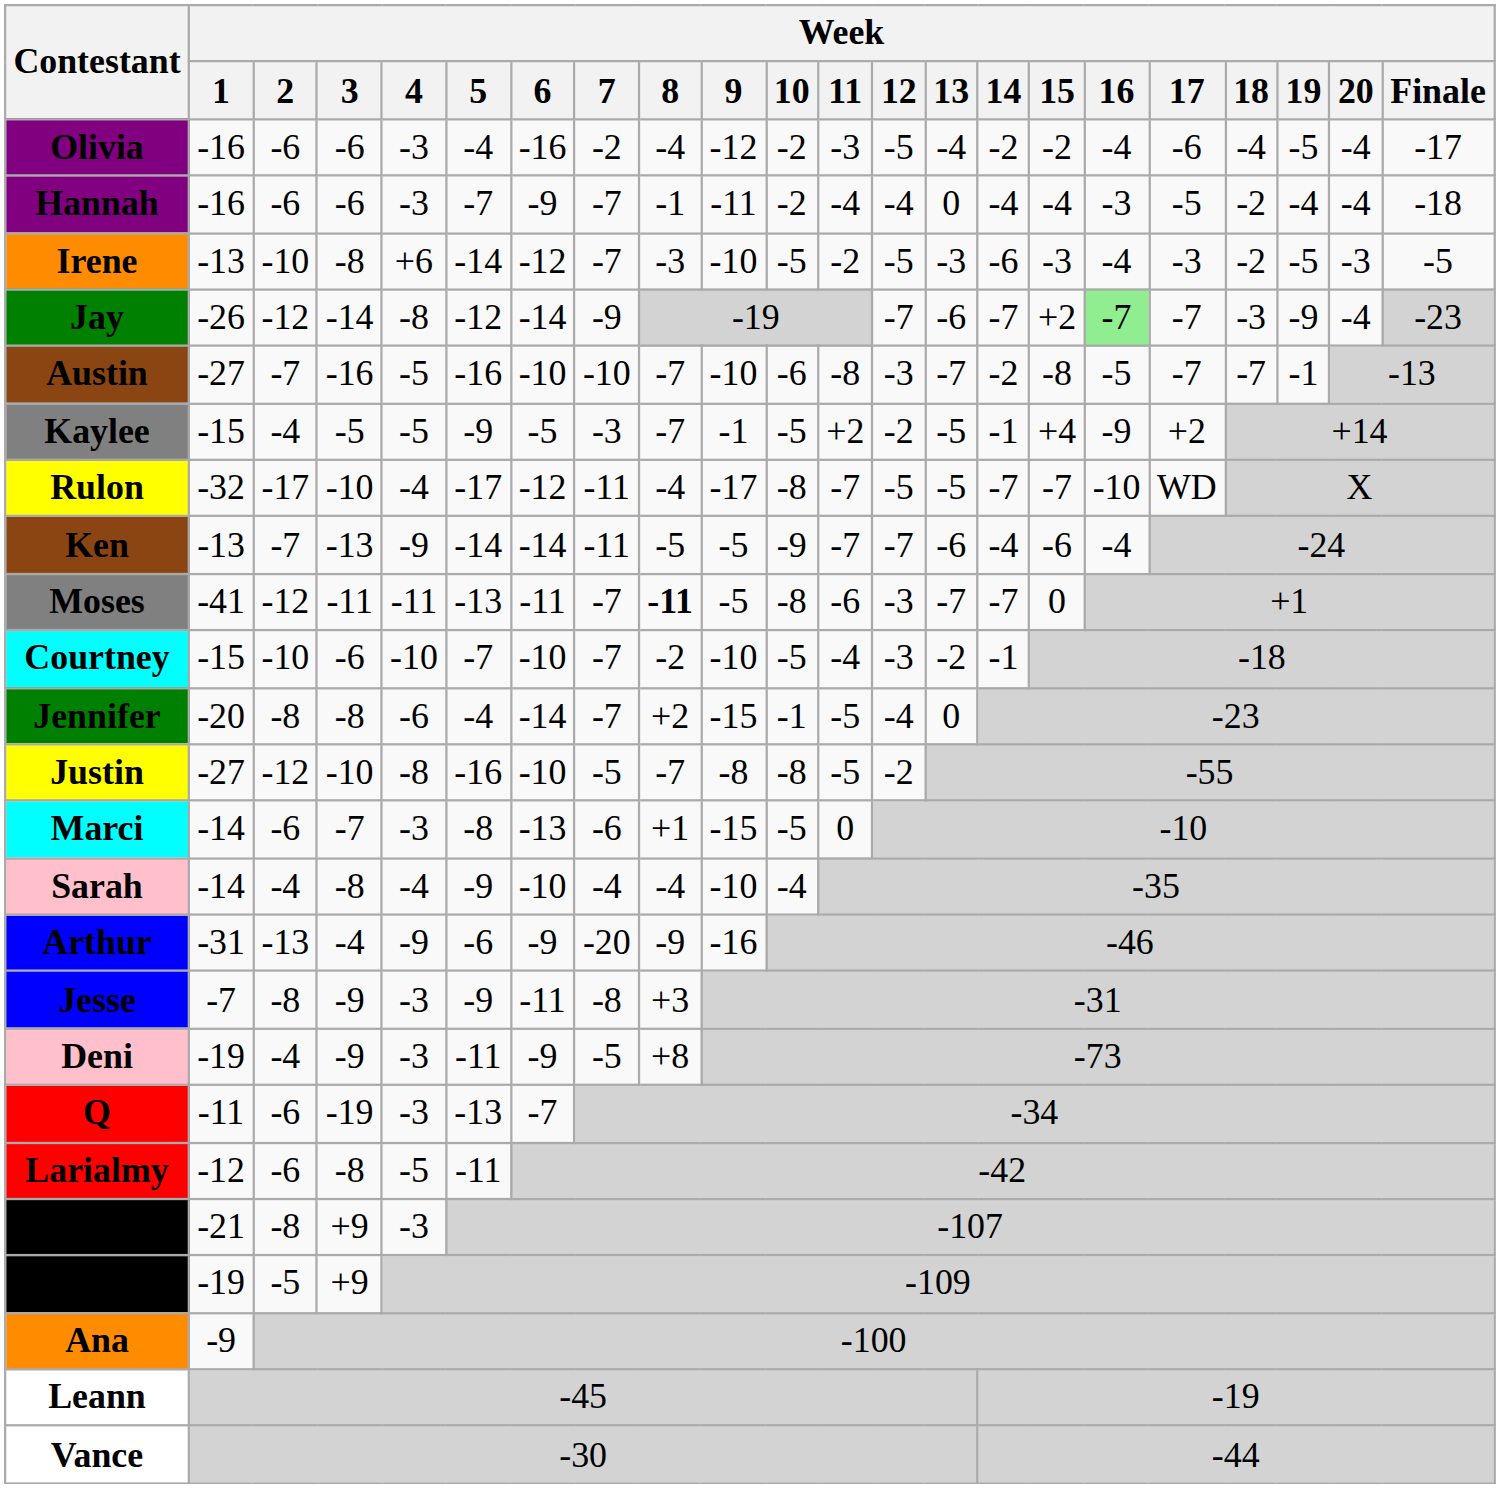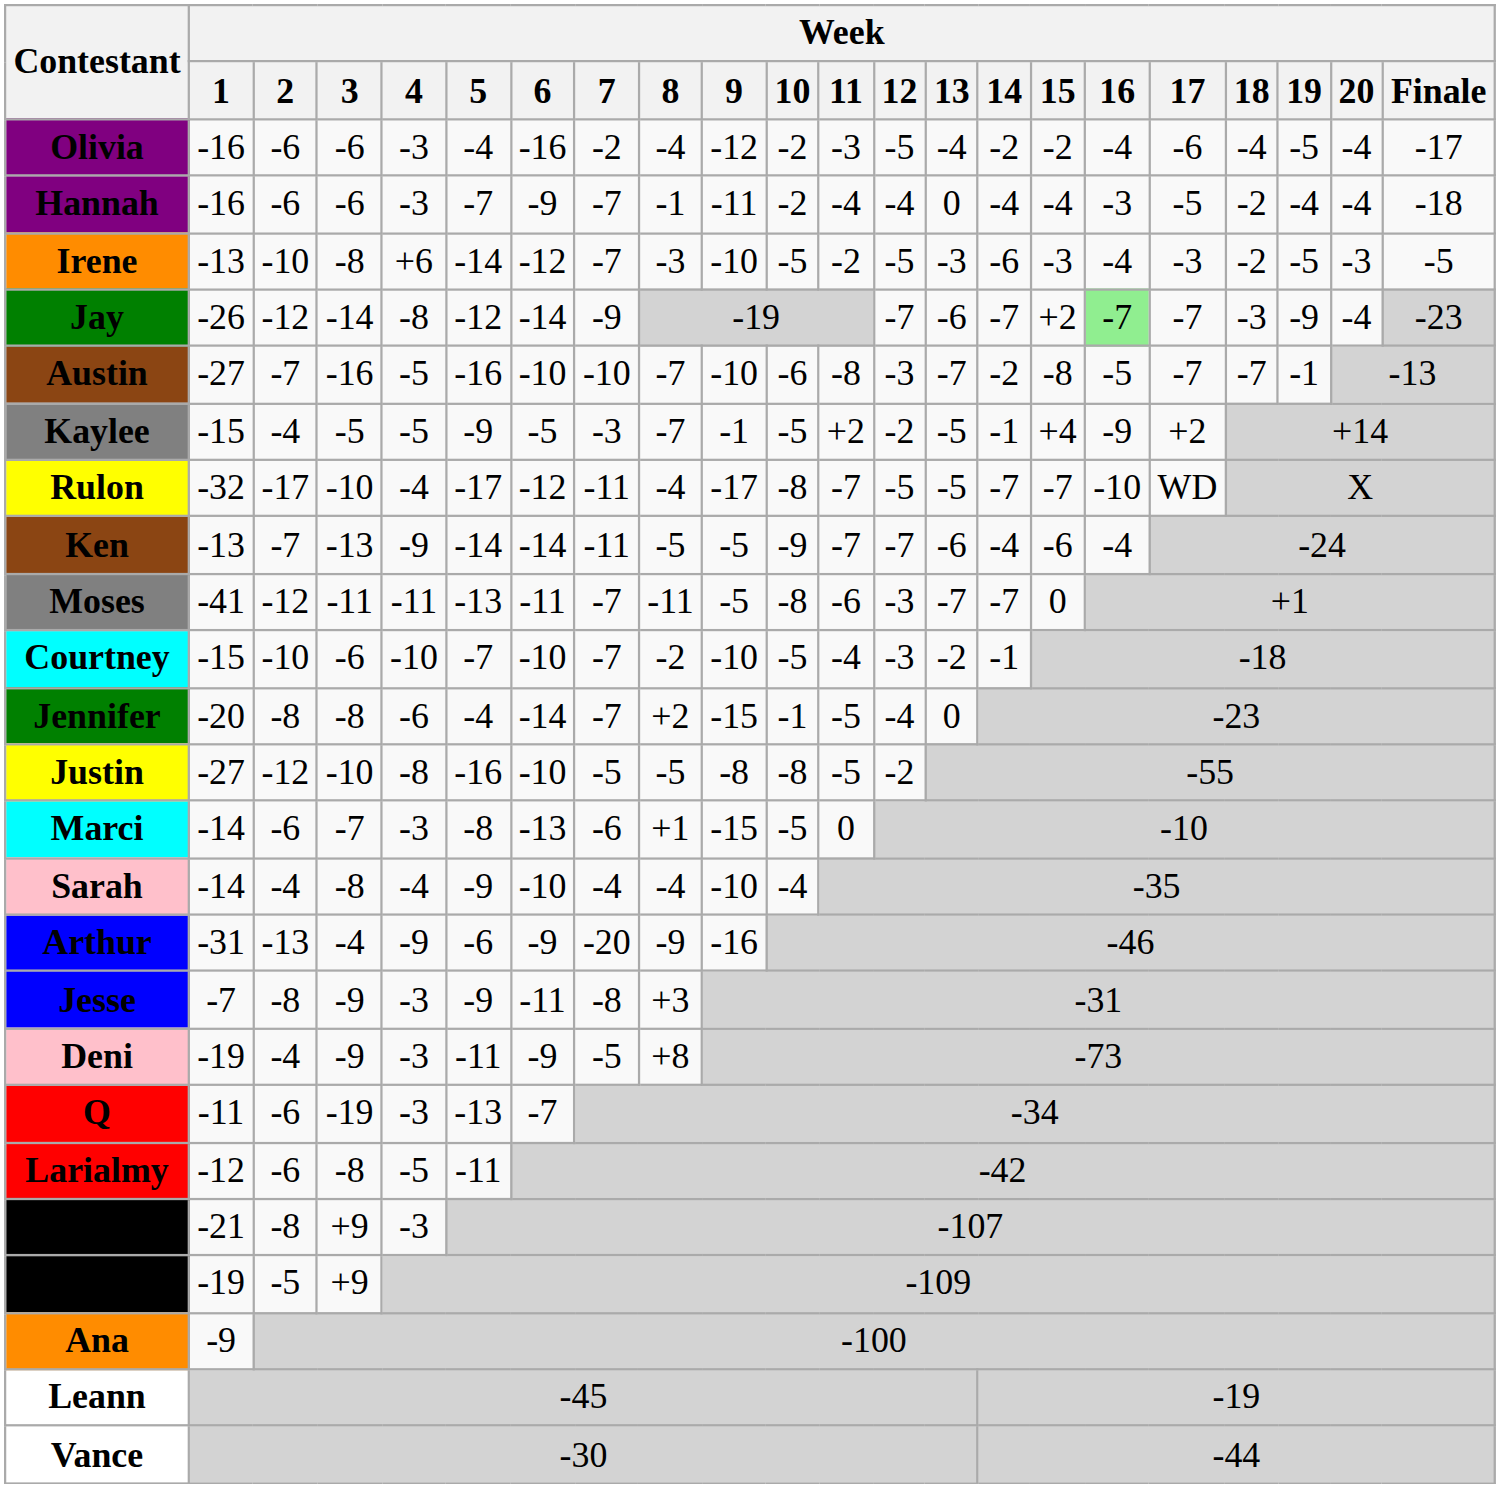(670, 601) bold -> (670, 601) normal
(670, 771) -7 -> (670, 771) -5
